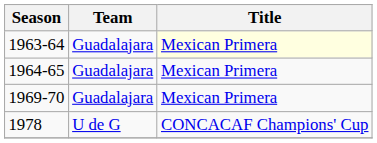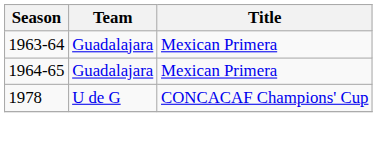(219, 44) lightyellow background -> (219, 44) no background
- row: (36, 97)
